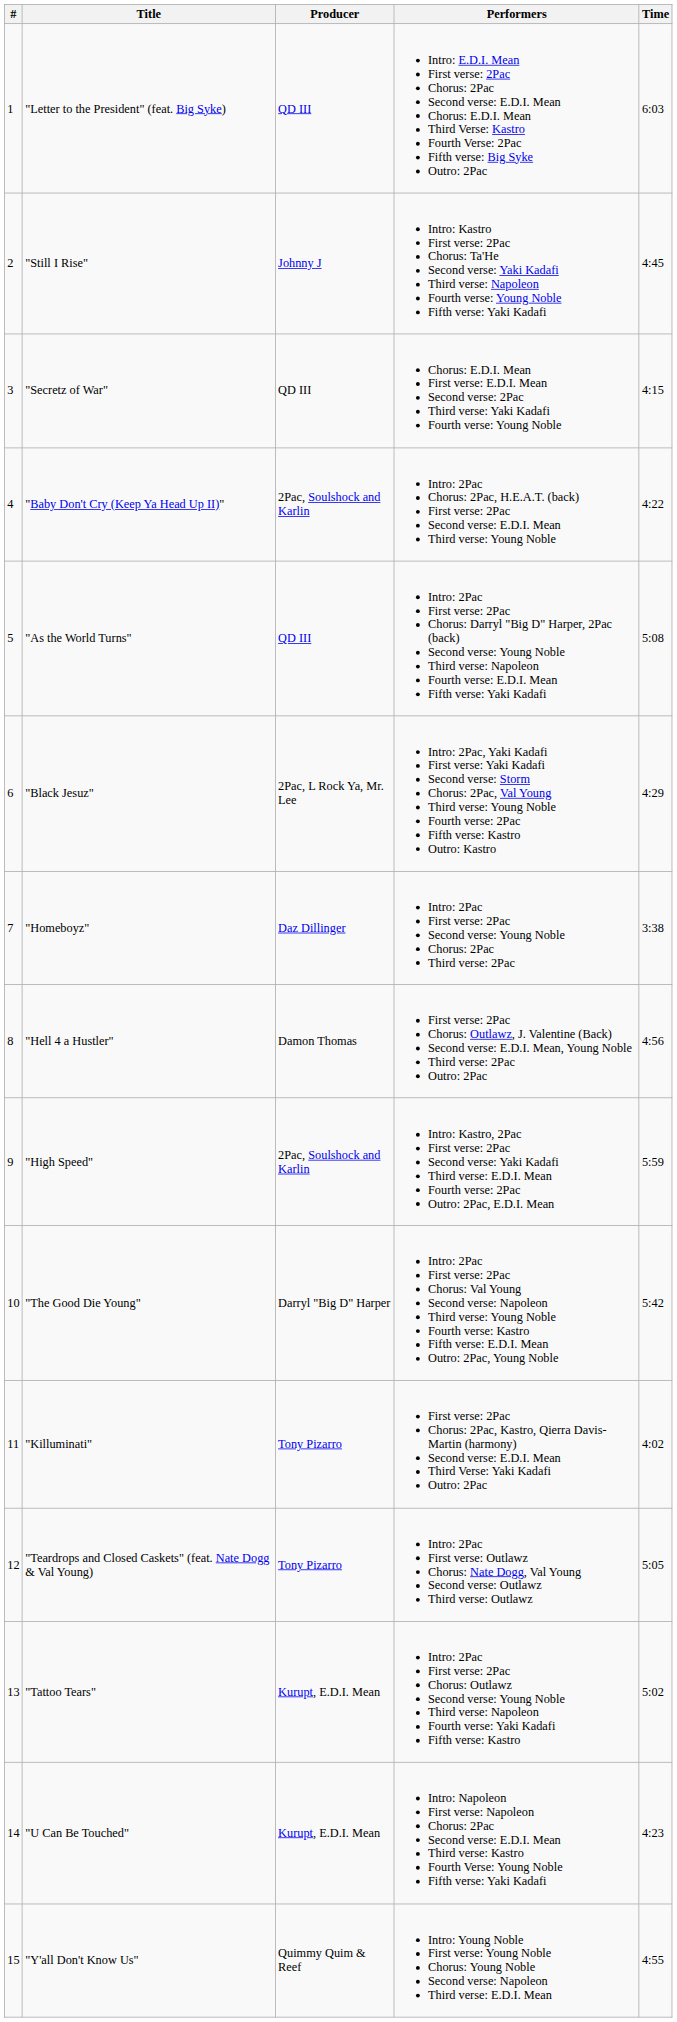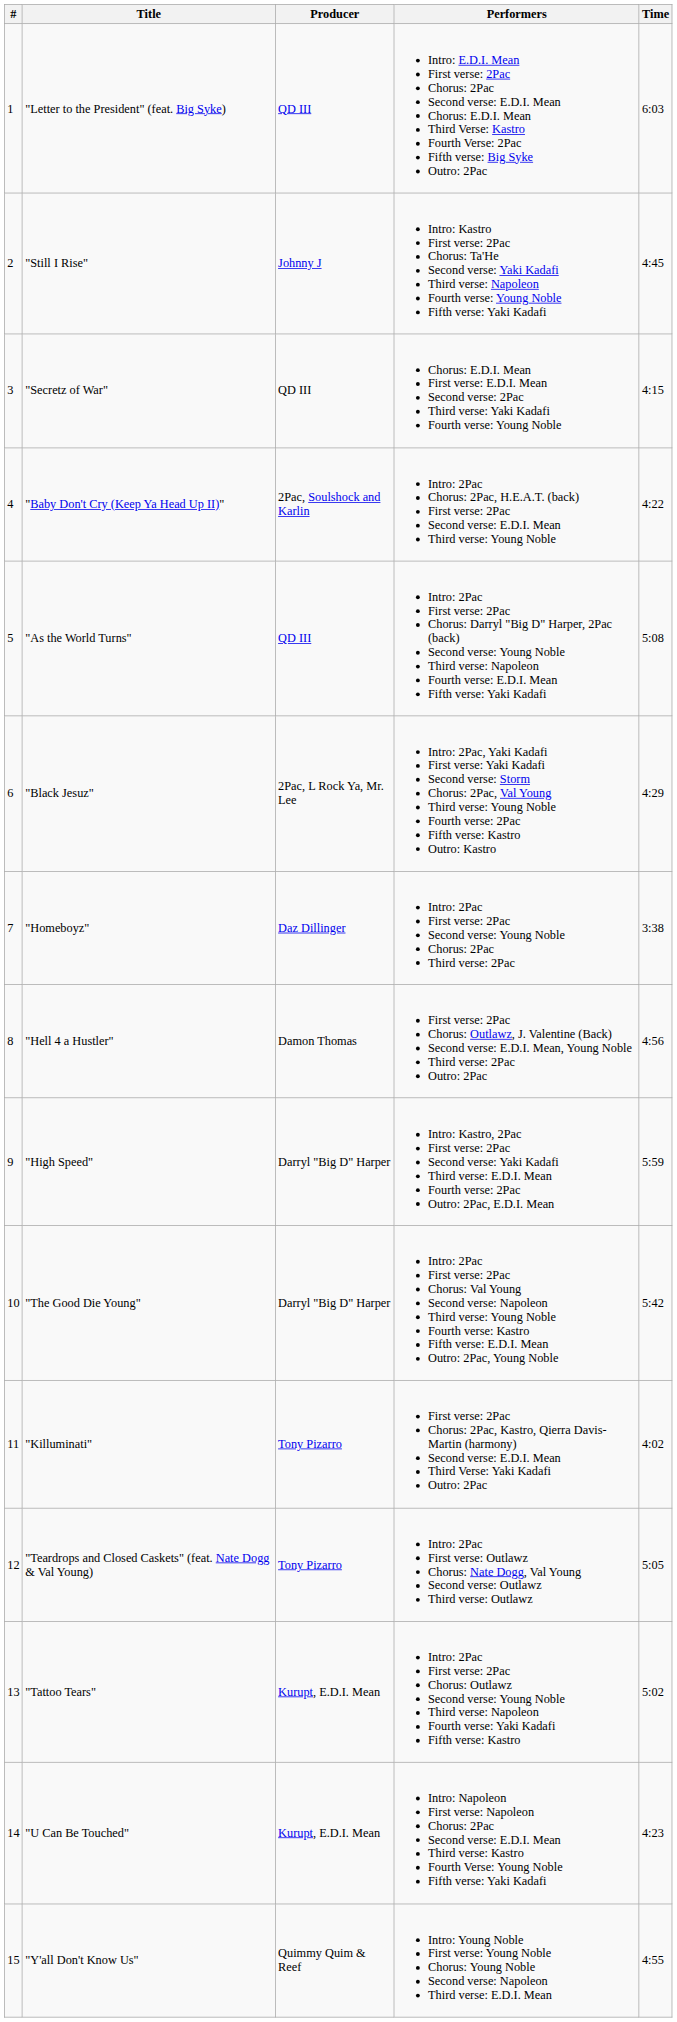(329, 1161) 2Pac, Soulshock and Karlin -> (334, 1161) Darryl "Big D" Harper
